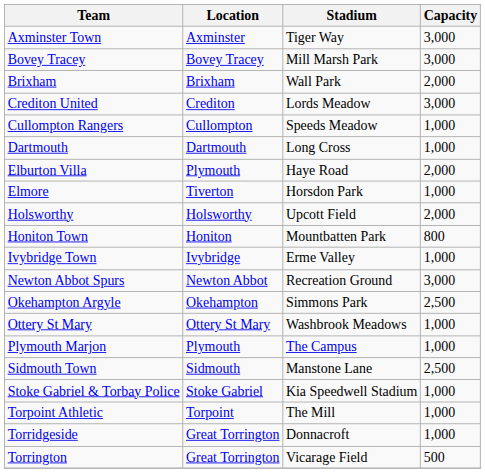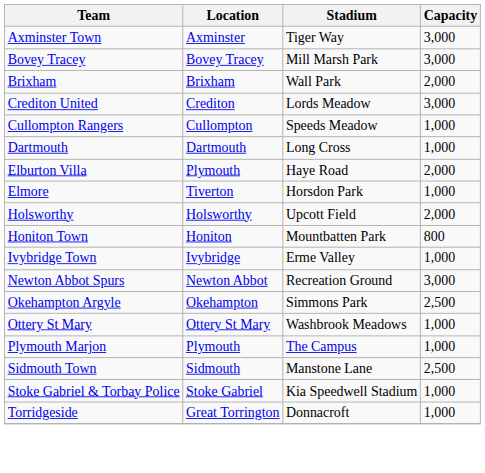- row: (55, 412)
- row: (37, 457)
